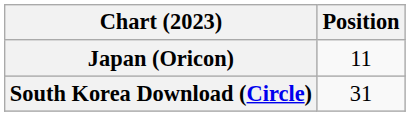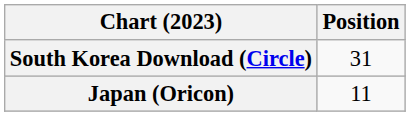rows swapped: (161, 57) <-> (161, 93)
